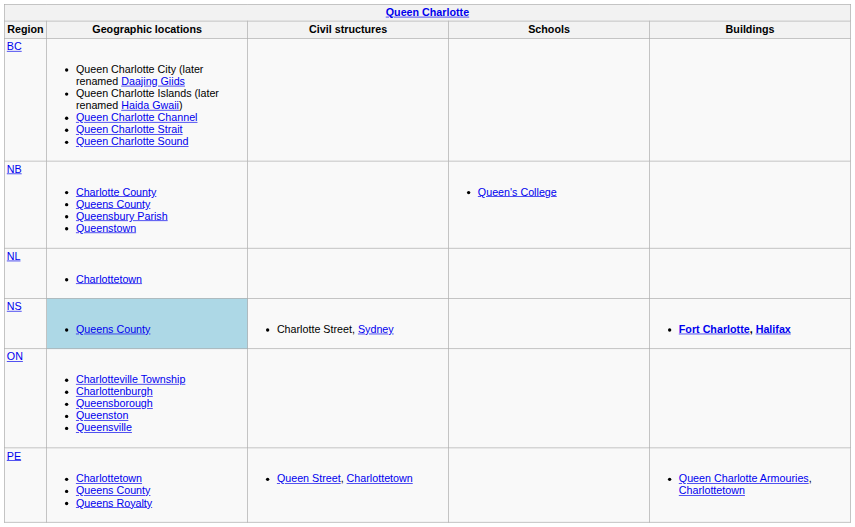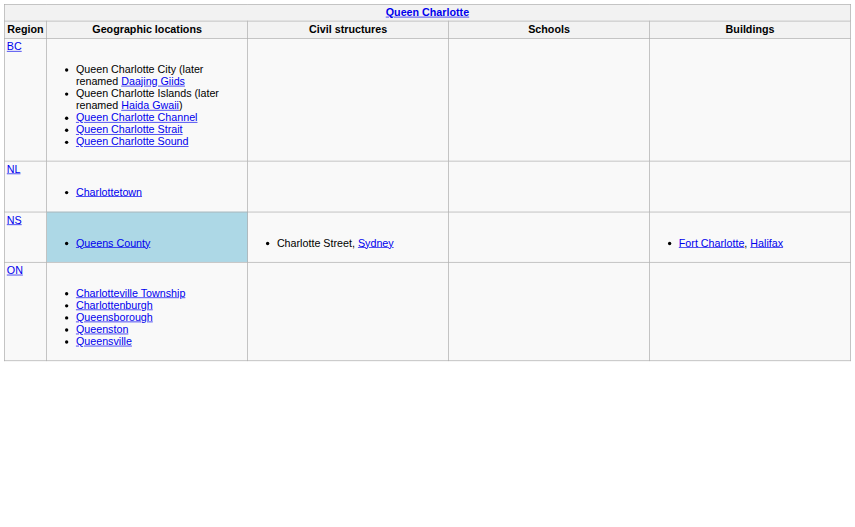- row: (14, 169)
(750, 330) bold -> (750, 243) normal
- row: (14, 456)
